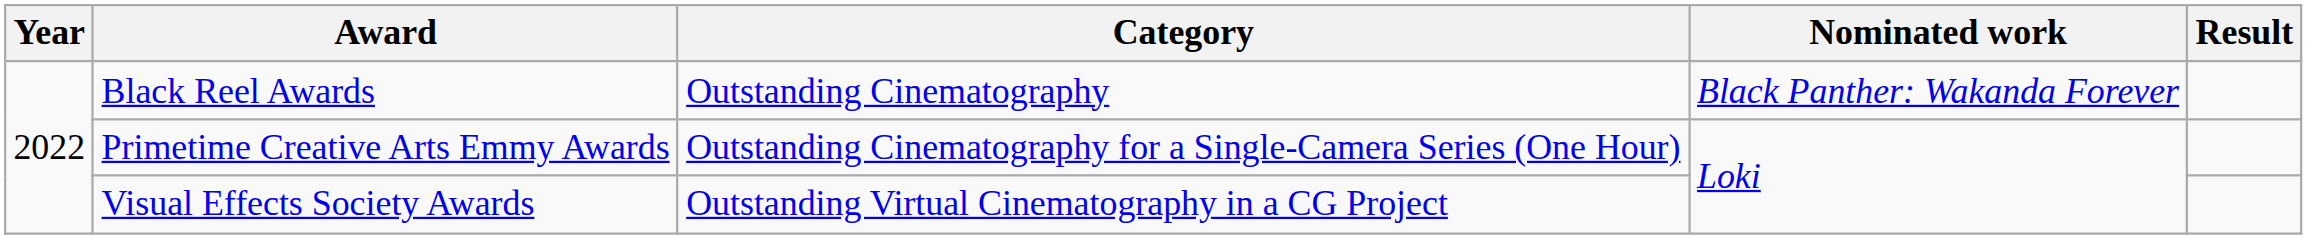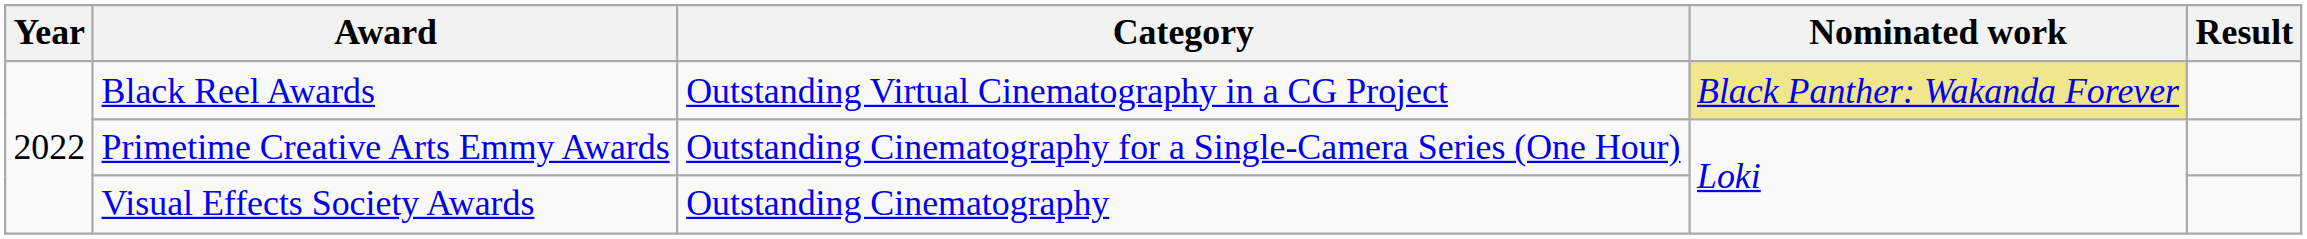(898, 89) Outstanding Cinematography -> (1067, 89) Outstanding Virtual Cinematography in a CG Project
(1938, 89) no background -> (1938, 89) khaki background
(1067, 203) Outstanding Virtual Cinematography in a CG Project -> (898, 203) Outstanding Cinematography
